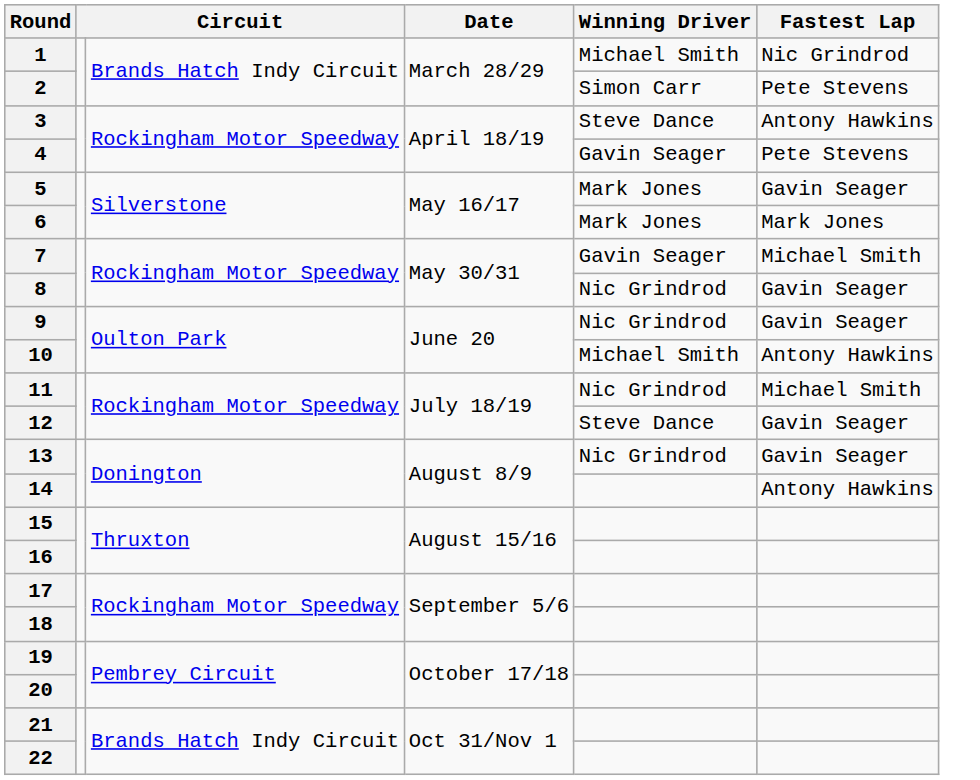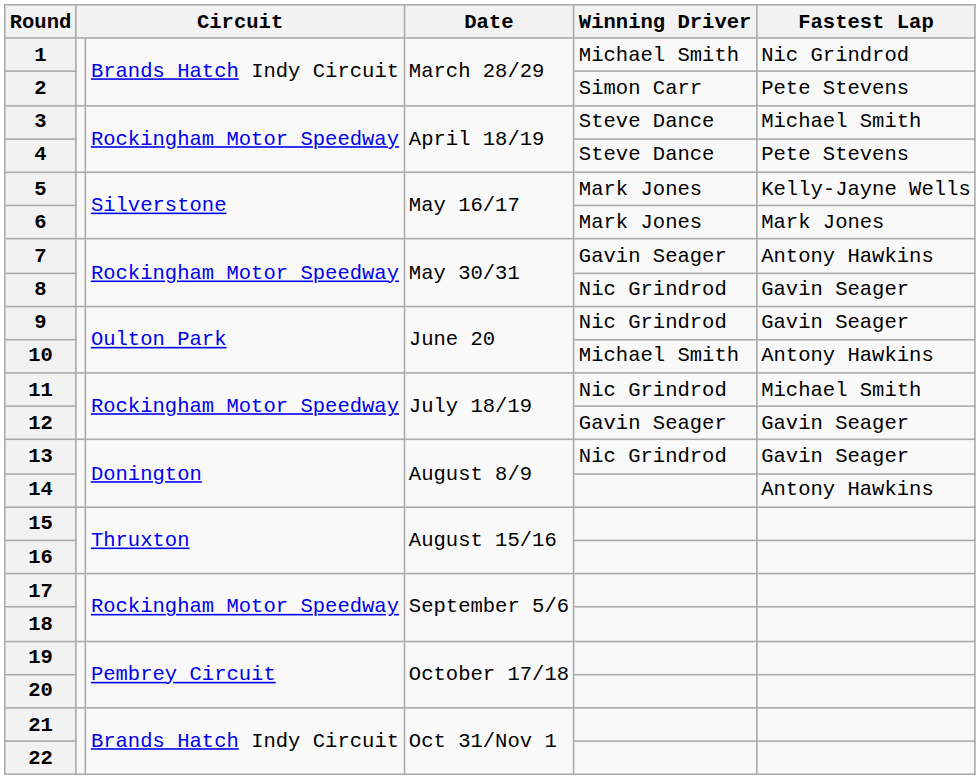(847, 122) Antony Hawkins -> (841, 122) Michael Smith
(653, 155) Gavin Seager -> (647, 155) Steve Dance
(835, 189) Gavin Seager -> (866, 189) Kelly-Jayne Wells
(841, 256) Michael Smith -> (847, 256) Antony Hawkins
(647, 423) Steve Dance -> (653, 423) Gavin Seager
